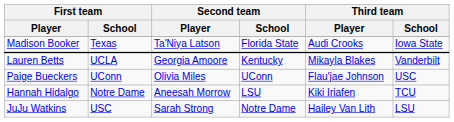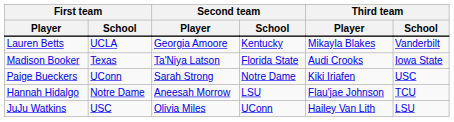rows swapped: (35, 61) <-> (43, 44)
(180, 77) Olivia Miles -> (184, 76) Sarah Strong
(257, 77) UConn -> (269, 76) Notre Dame
(346, 77) Flau'jae Johnson -> (332, 76) Kiki Iriafen
(332, 93) Kiki Iriafen -> (346, 92) Flau'jae Johnson
(184, 109) Sarah Strong -> (180, 108) Olivia Miles
(269, 109) Notre Dame -> (257, 108) UConn
